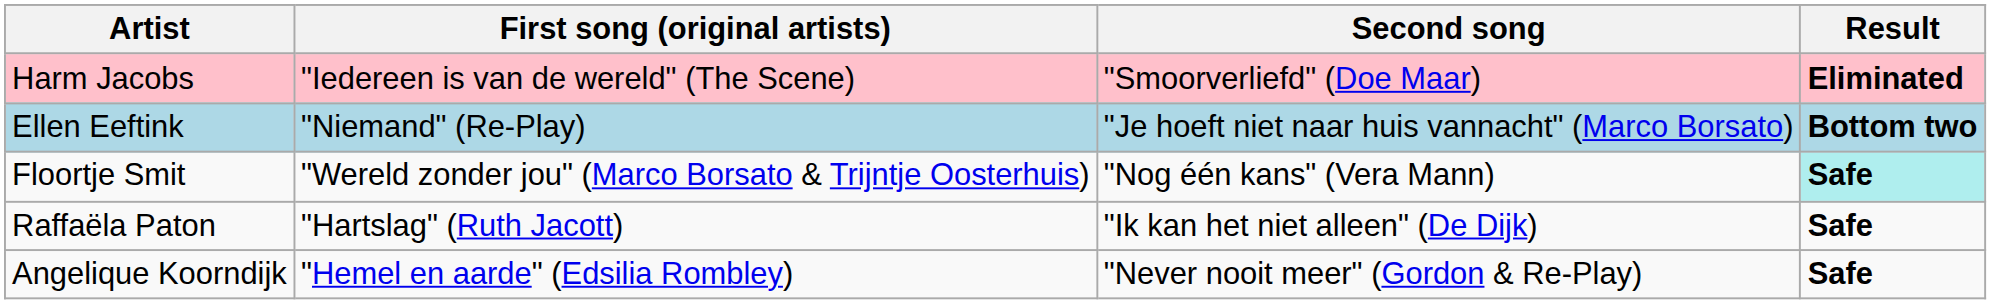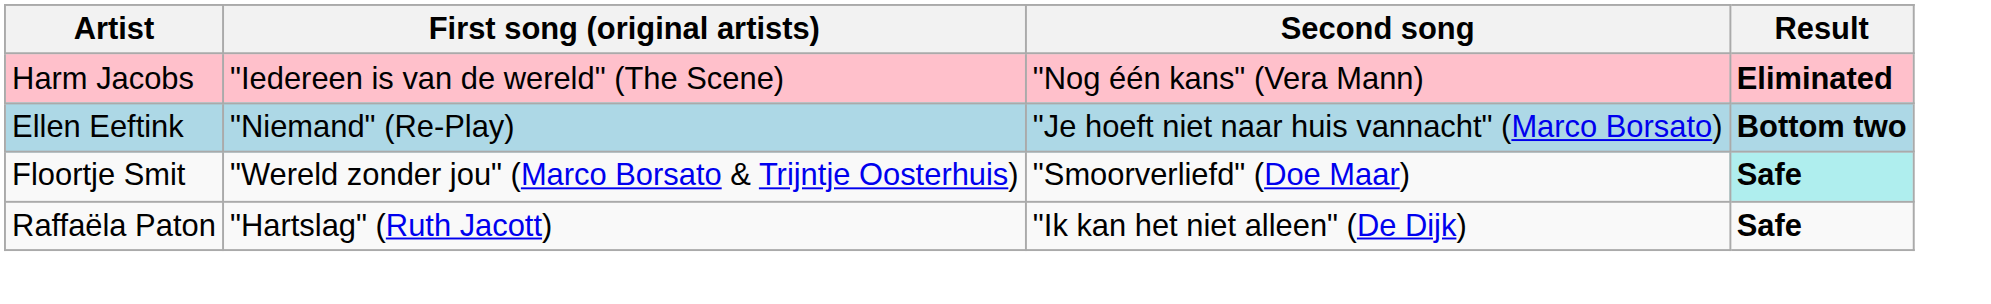(1292, 77) "Smoorverliefd" (Doe Maar) -> (1228, 77) "Nog één kans" (Vera Mann)
(1299, 175) "Nog één kans" (Vera Mann) -> (1221, 175) "Smoorverliefd" (Doe Maar)
- row: (149, 273)
